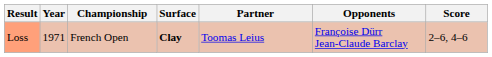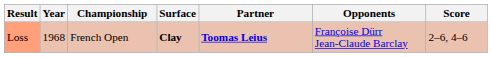(54, 37) 1971 -> (54, 37) 1968
(233, 37) normal -> (234, 37) bold
